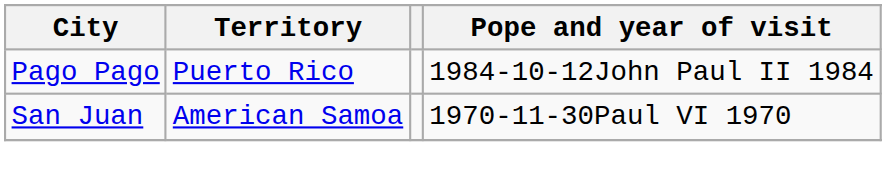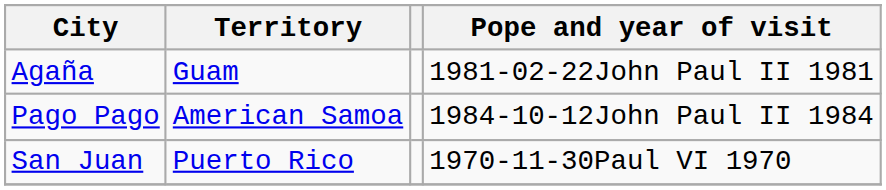+ row: (53, 72)
(263, 72) Puerto Rico -> (288, 117) American Samoa
(288, 117) American Samoa -> (263, 162) Puerto Rico
